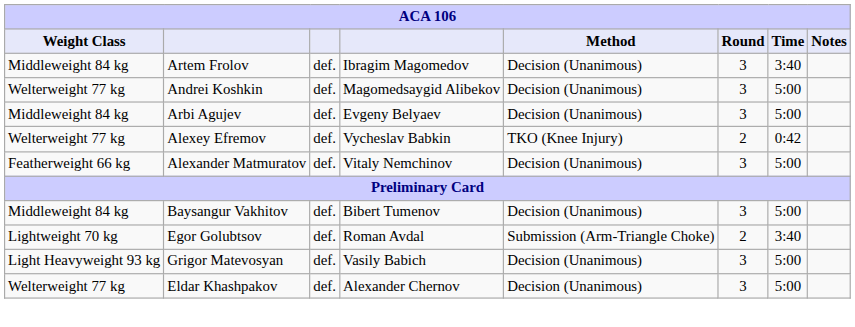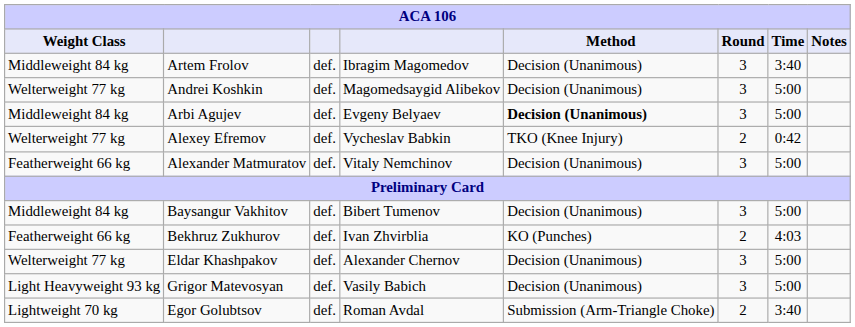(575, 114) normal -> (577, 114) bold
+ row: (224, 236)
rows swapped: (215, 236) <-> (222, 285)
